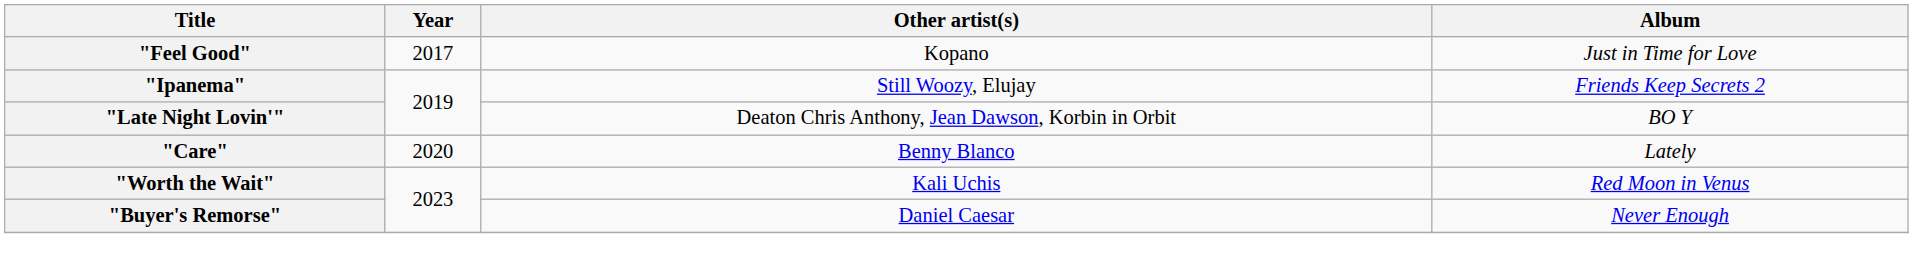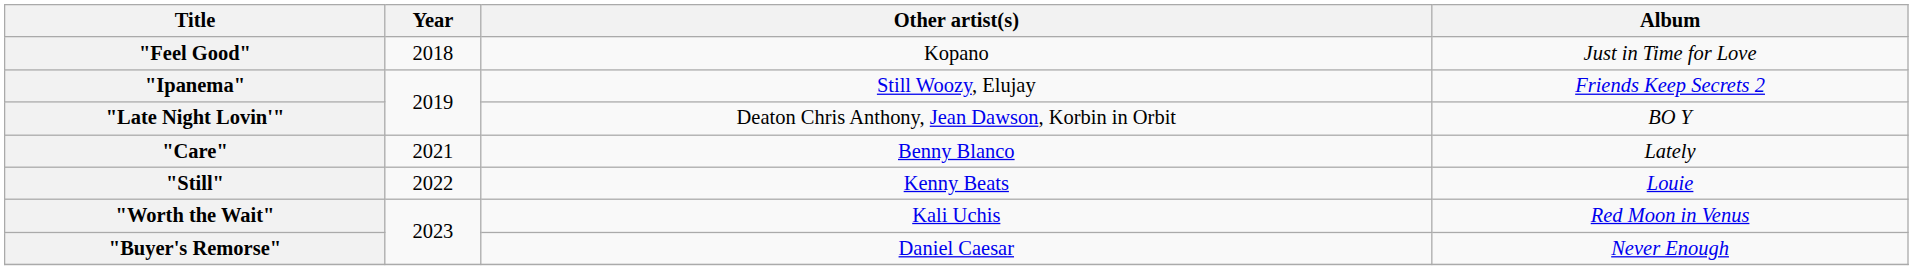(433, 53) 2017 -> (433, 53) 2018
(433, 150) 2020 -> (433, 150) 2021
+ row: (195, 183)
